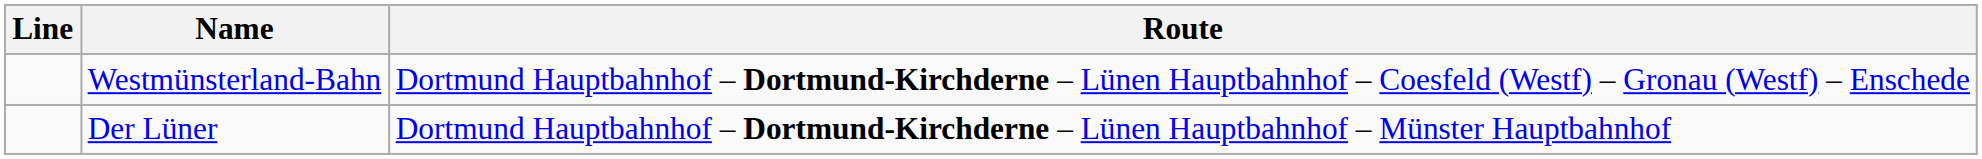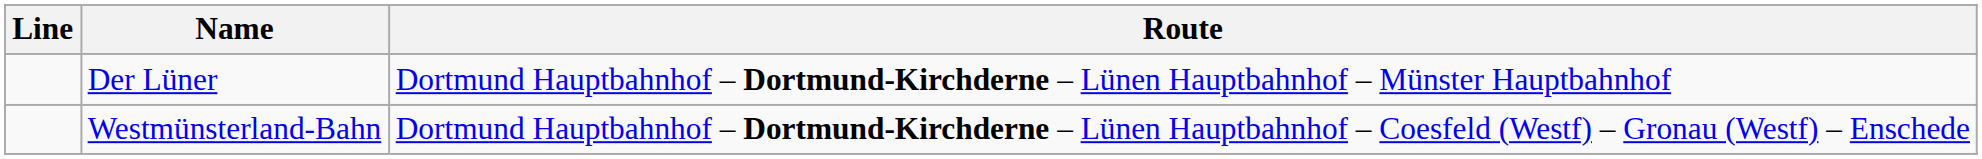rows swapped: (153, 128) <-> (234, 79)
